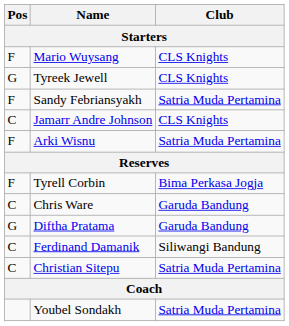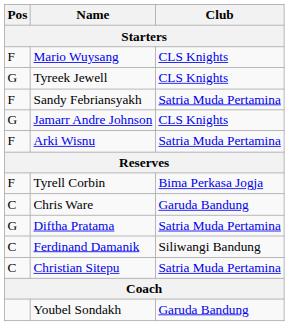(12, 120) C -> (12, 120) G
(204, 225) Garuda Bandung -> (220, 225) Satria Muda Pertamina
(220, 309) Satria Muda Pertamina -> (204, 309) Garuda Bandung
